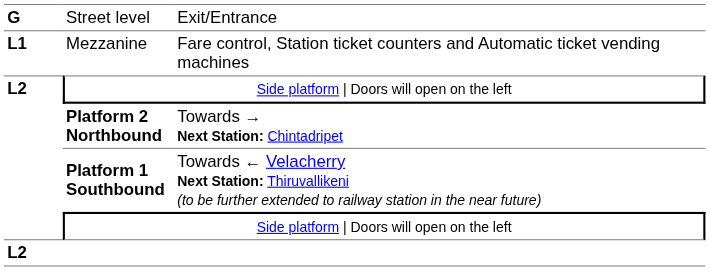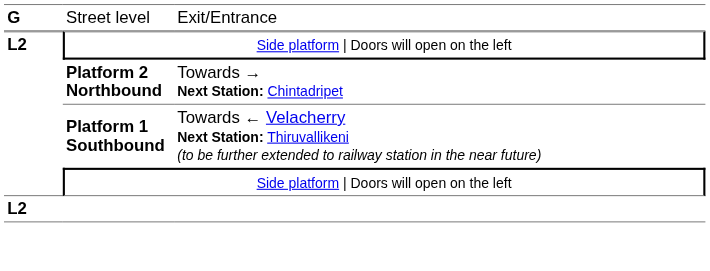- row: (107, 43)
